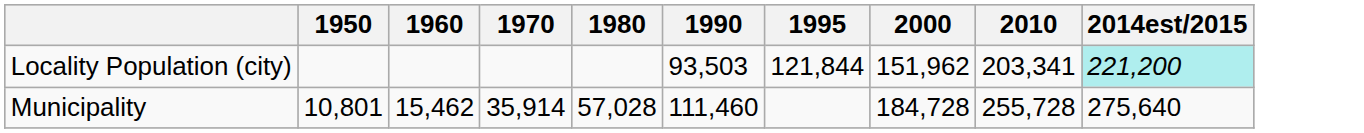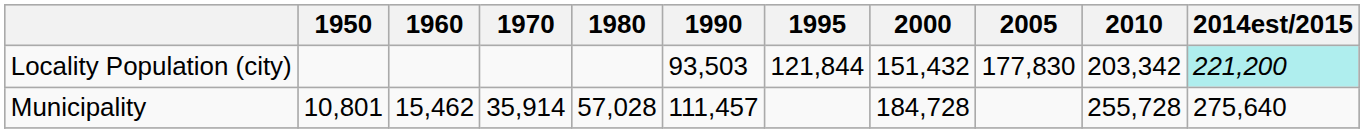+ column: (1029, 25)
(923, 66) 151,962 -> (923, 66) 151,432
(1029, 66) 203,341 -> (1134, 66) 203,342
(714, 107) 111,460 -> (714, 107) 111,457
